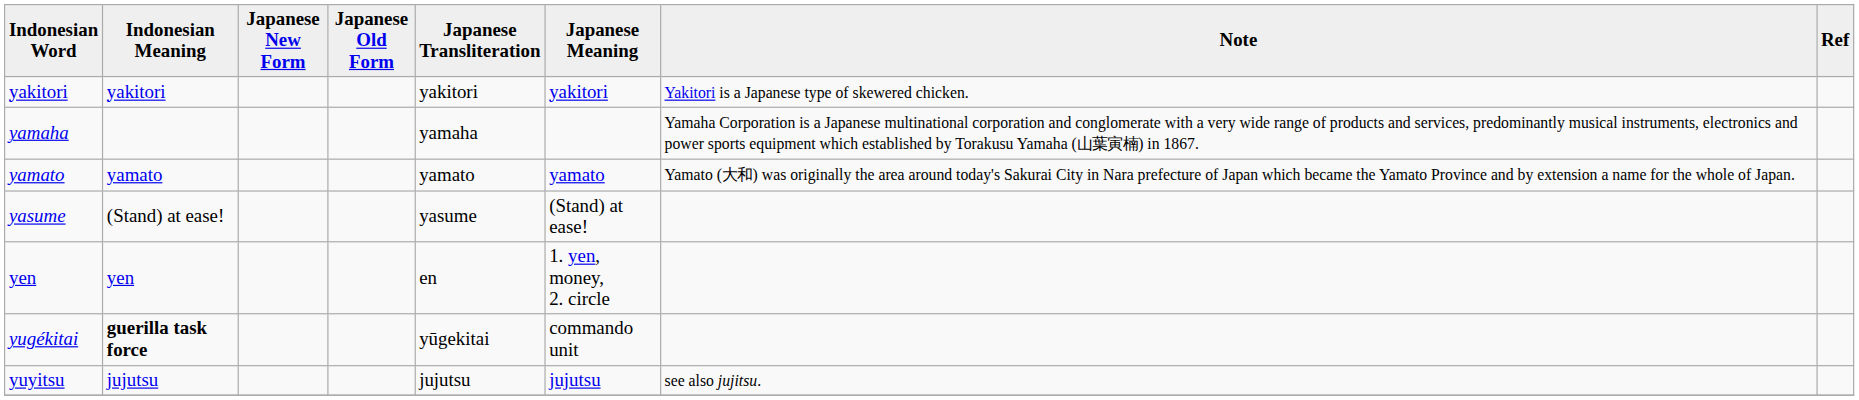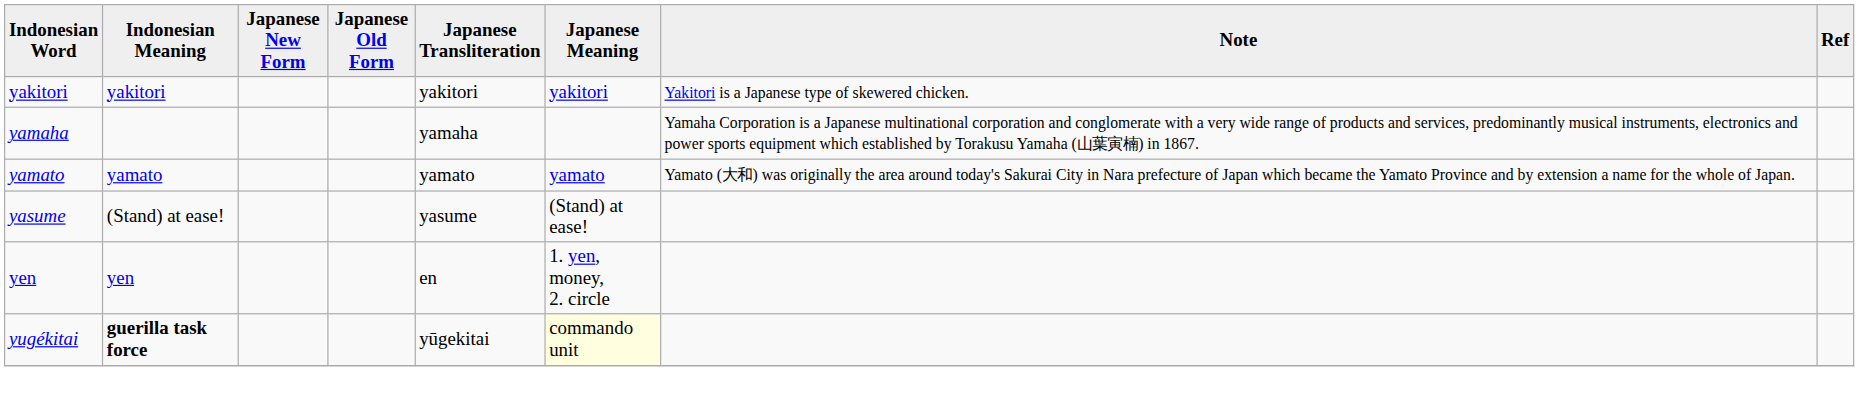(591, 339) no background -> (591, 339) lightyellow background
- row: (37, 380)
